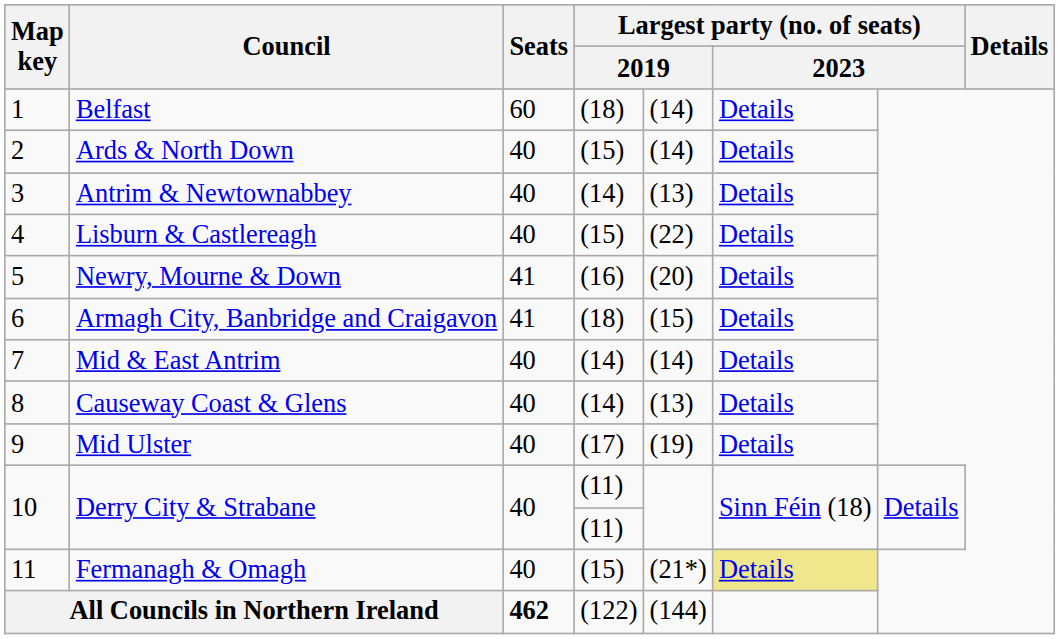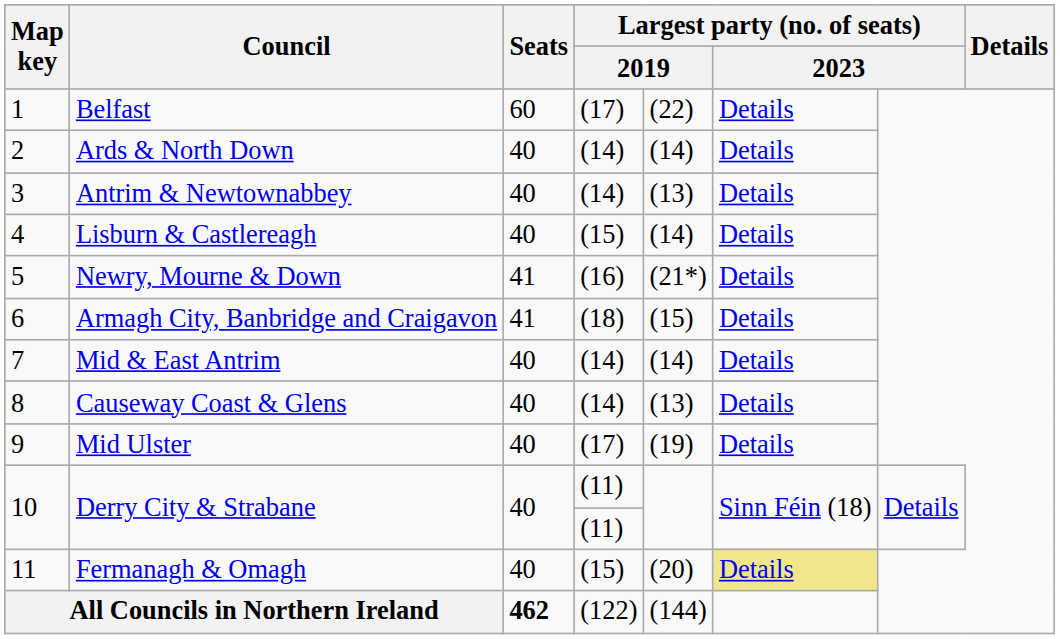(602, 109) (18) -> (602, 109) (17)
(672, 109) (14) -> (672, 109) (22)
(602, 151) (15) -> (602, 151) (14)
(672, 234) (22) -> (672, 234) (14)
(672, 276) (20) -> (678, 276) (21*)
(678, 569) (21*) -> (672, 569) (20)
